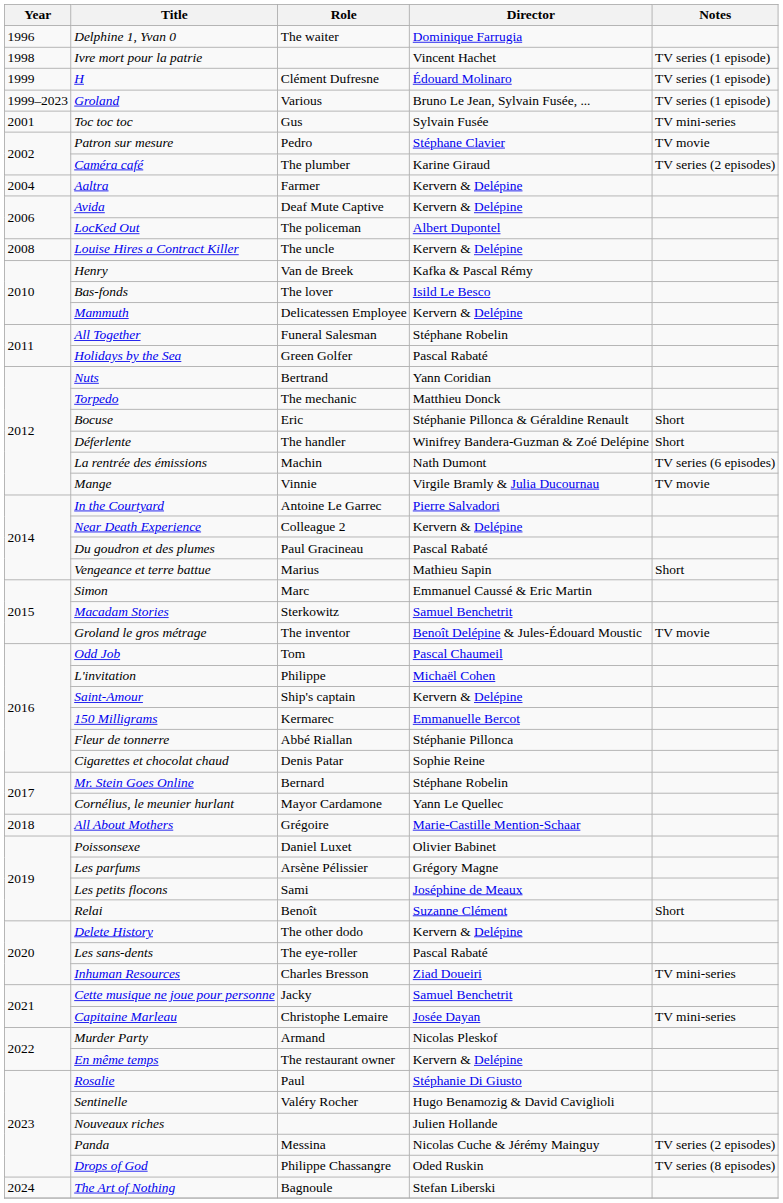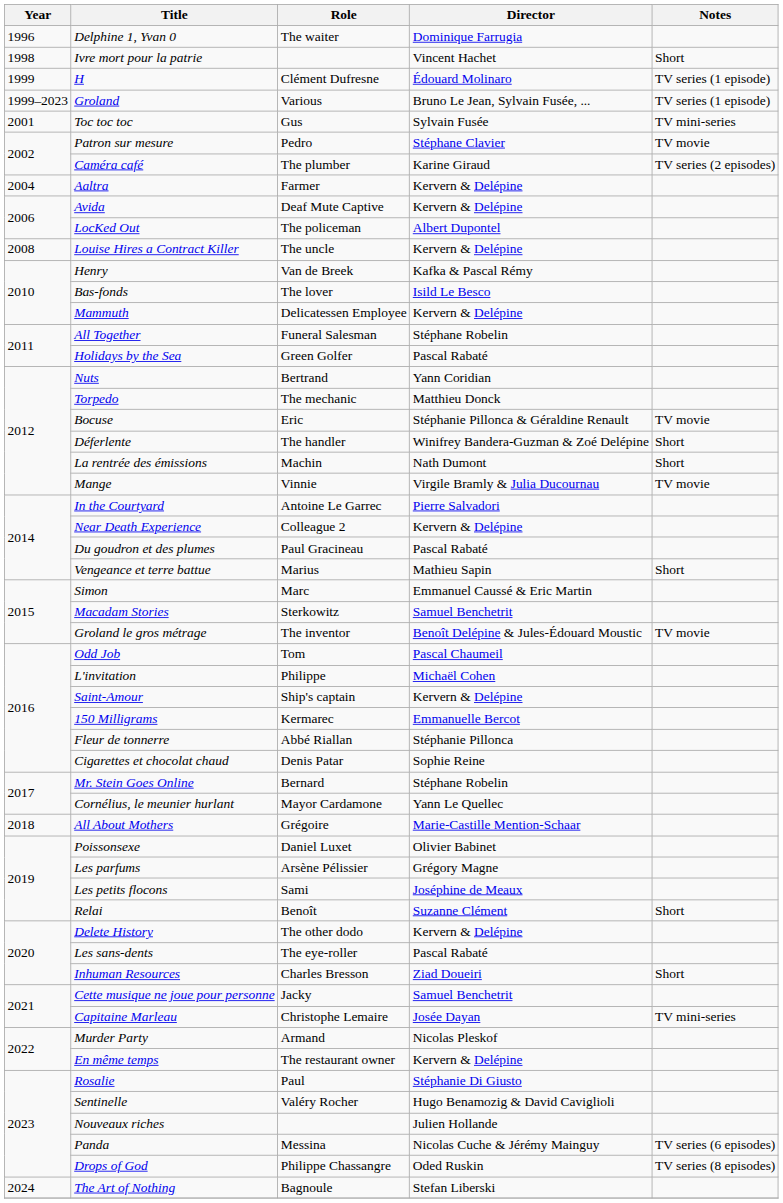(713, 57) TV series (1 episode) -> (670, 57) Short
(670, 420) Short -> (682, 420) TV movie
(715, 462) TV series (6 episodes) -> (670, 462) Short
(695, 974) TV mini-series -> (670, 974) Short
(715, 1144) TV series (2 episodes) -> (715, 1144) TV series (6 episodes)
